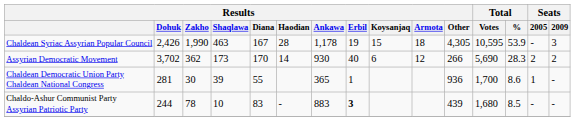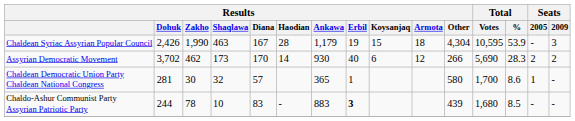(325, 43) 1,178 -> (325, 43) 1,179
(459, 43) 4,305 -> (459, 43) 4,304
(193, 59) 362 -> (193, 59) 462
(218, 79) 39 -> (218, 79) 32
(258, 79) 55 -> (258, 79) 57
(455, 79) 936 -> (455, 79) 580
